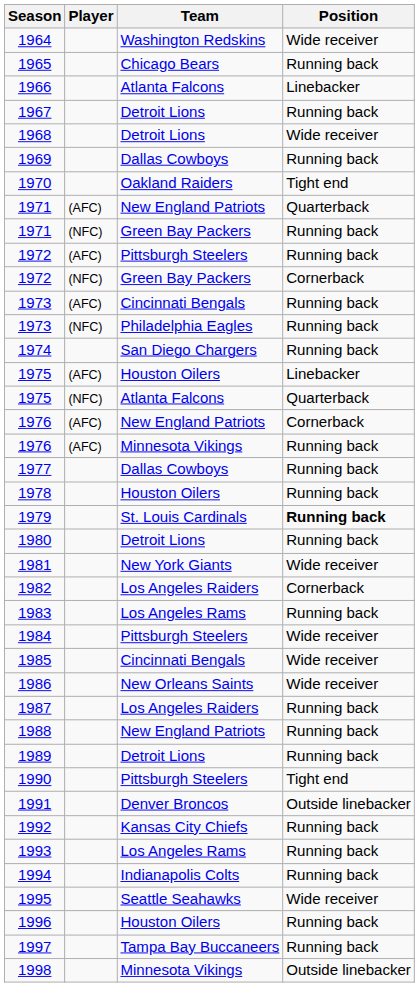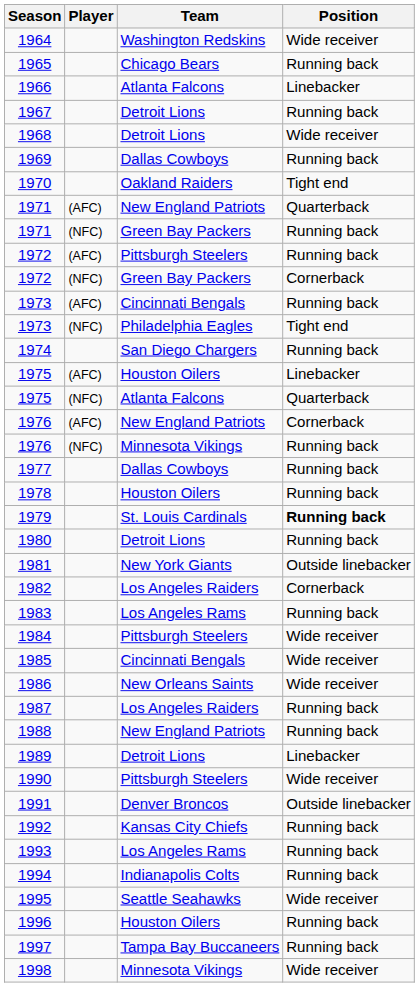(332, 326) Running back -> (317, 326) Tight end
(85, 446) (AFC) -> (85, 446) (NFC)
(332, 565) Wide receiver -> (349, 565) Outside linebacker
(332, 755) Running back -> (323, 755) Linebacker
(317, 779) Tight end -> (332, 779) Wide receiver
(349, 970) Outside linebacker -> (332, 970) Wide receiver
